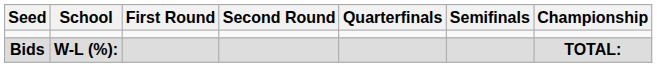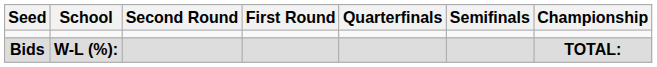columns swapped: (170, 18) <-> (279, 18)
